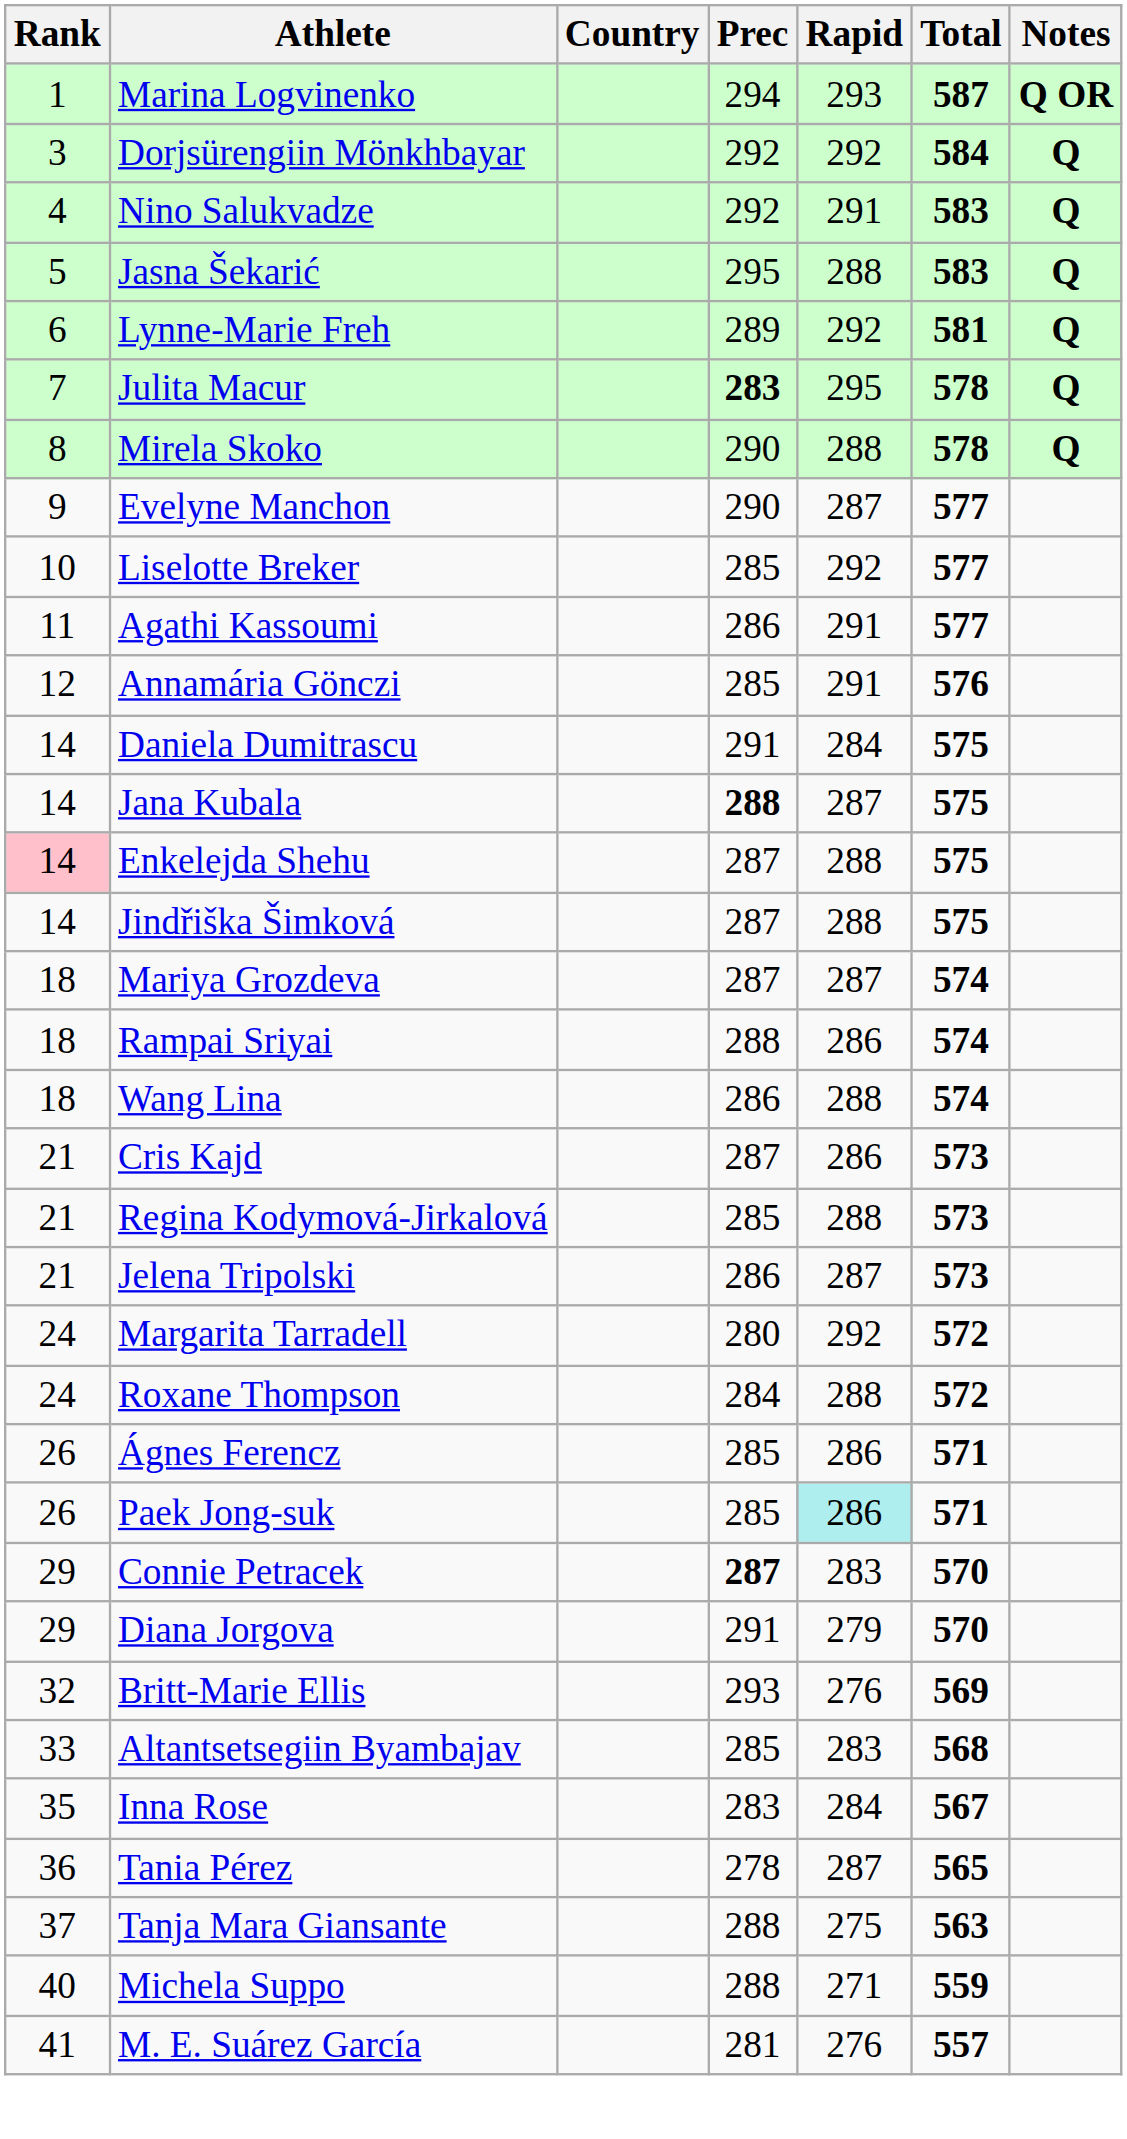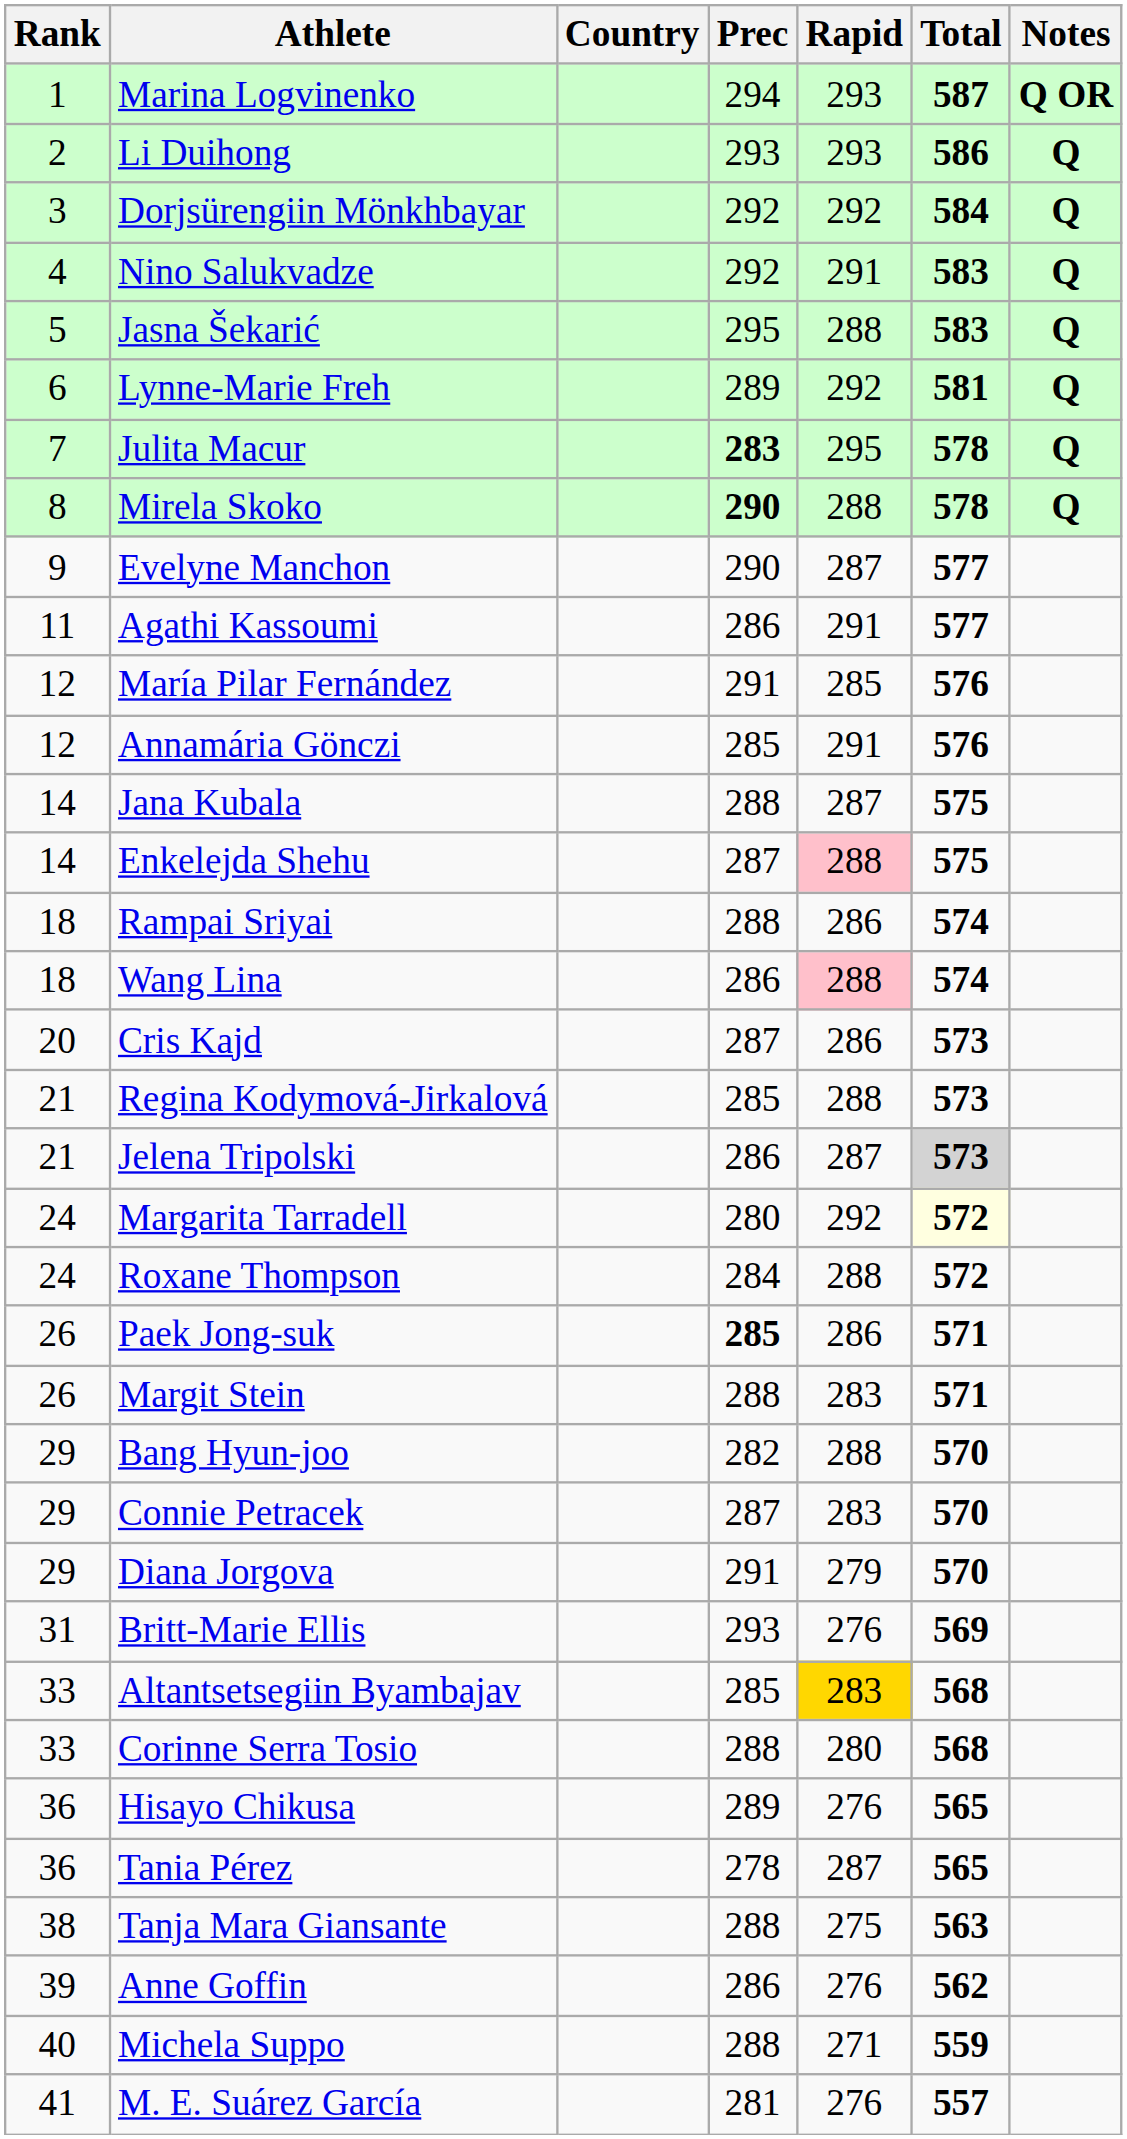+ row: (204, 152)
(753, 447) normal -> (753, 507) bold
- row: (239, 566)
+ row: (285, 684)
- row: (268, 743)
(753, 802) bold -> (753, 802) normal
(57, 861) pink background -> (57, 861) no background
(854, 861) no background -> (854, 861) pink background
- row: (256, 920)
- row: (249, 980)
(854, 1098) no background -> (854, 980) pink background
(57, 1157) 21 -> (57, 1039) 20
(961, 1275) no background -> (961, 1157) lightgrey background
(961, 1334) no background -> (961, 1216) lightyellow background
- row: (229, 1453)
(753, 1512) normal -> (753, 1334) bold
(854, 1512) paleturquoise background -> (854, 1334) no background
+ row: (211, 1393)
+ row: (233, 1453)
(753, 1571) bold -> (753, 1512) normal
(57, 1689) 32 -> (57, 1630) 31
(854, 1748) no background -> (854, 1689) gold background
+ row: (268, 1748)
- row: (193, 1807)
+ row: (237, 1807)
(57, 1926) 37 -> (57, 1926) 38
+ row: (212, 1985)
